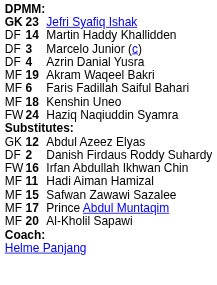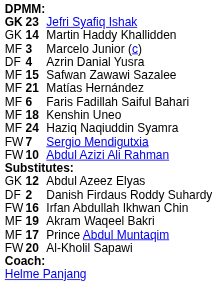(13, 35) DF -> (13, 35) GK
(13, 48) DF -> (13, 48) MF
rows swapped: (101, 75) <-> (111, 195)
+ row: (95, 88)
(14, 115) FW -> (13, 128) MF
+ row: (97, 141)
+ row: (108, 155)
- row: (100, 181)
(13, 221) MF -> (14, 248) FW
